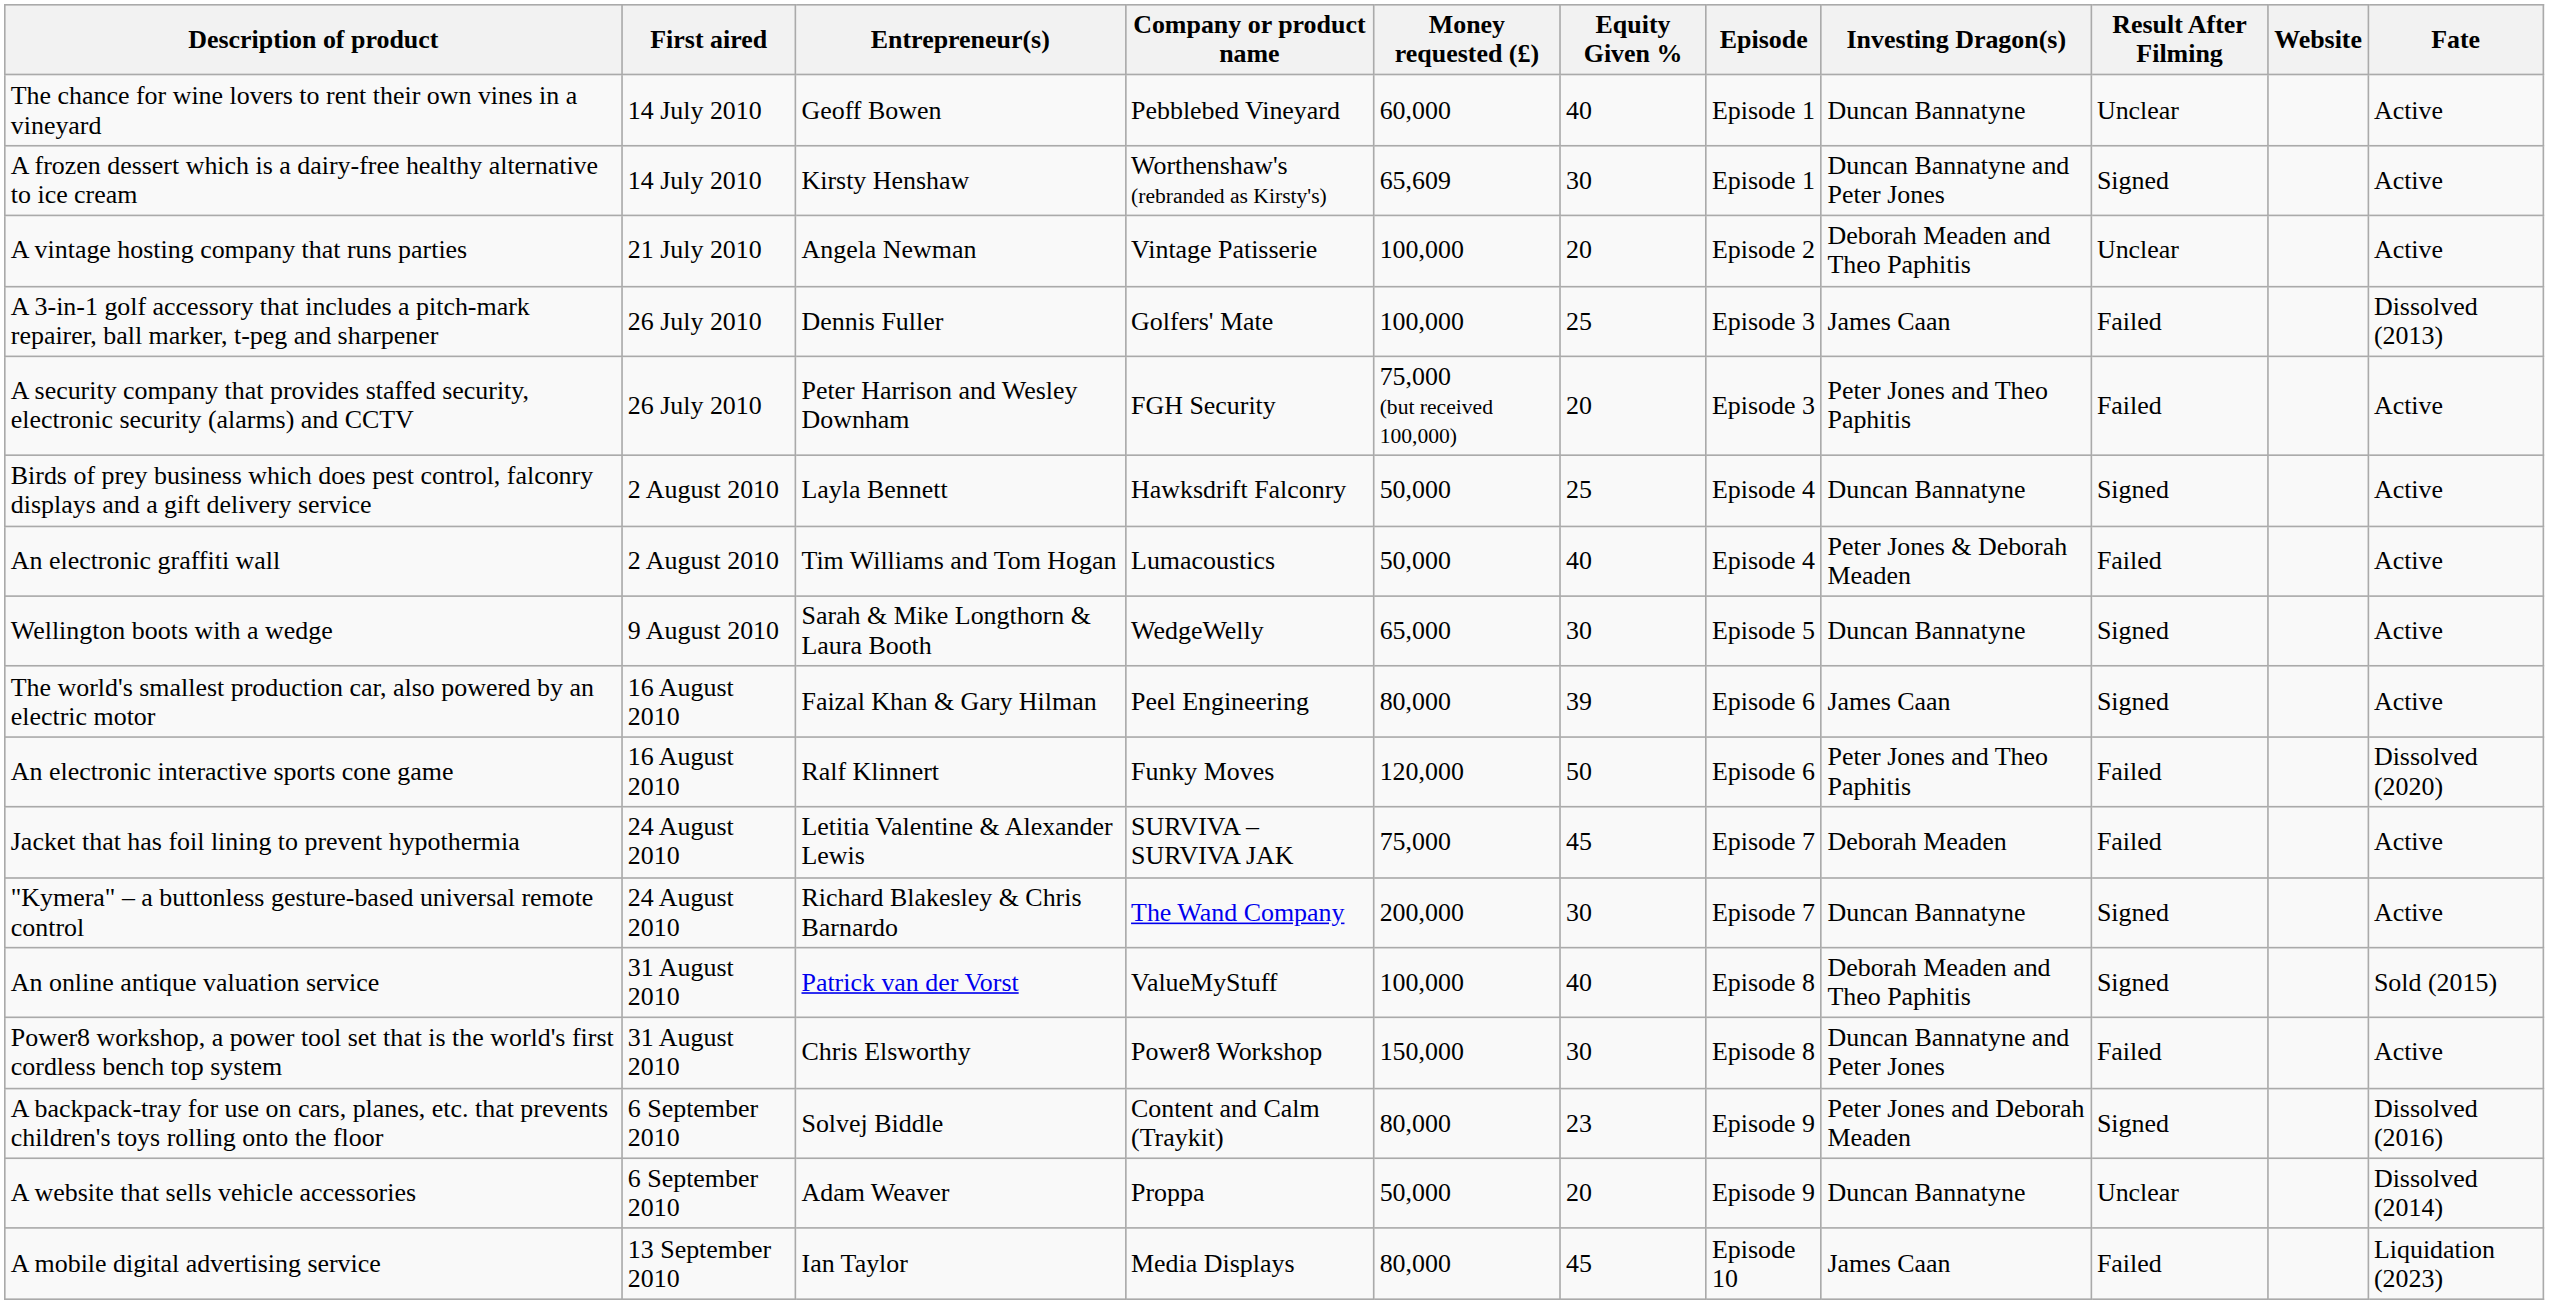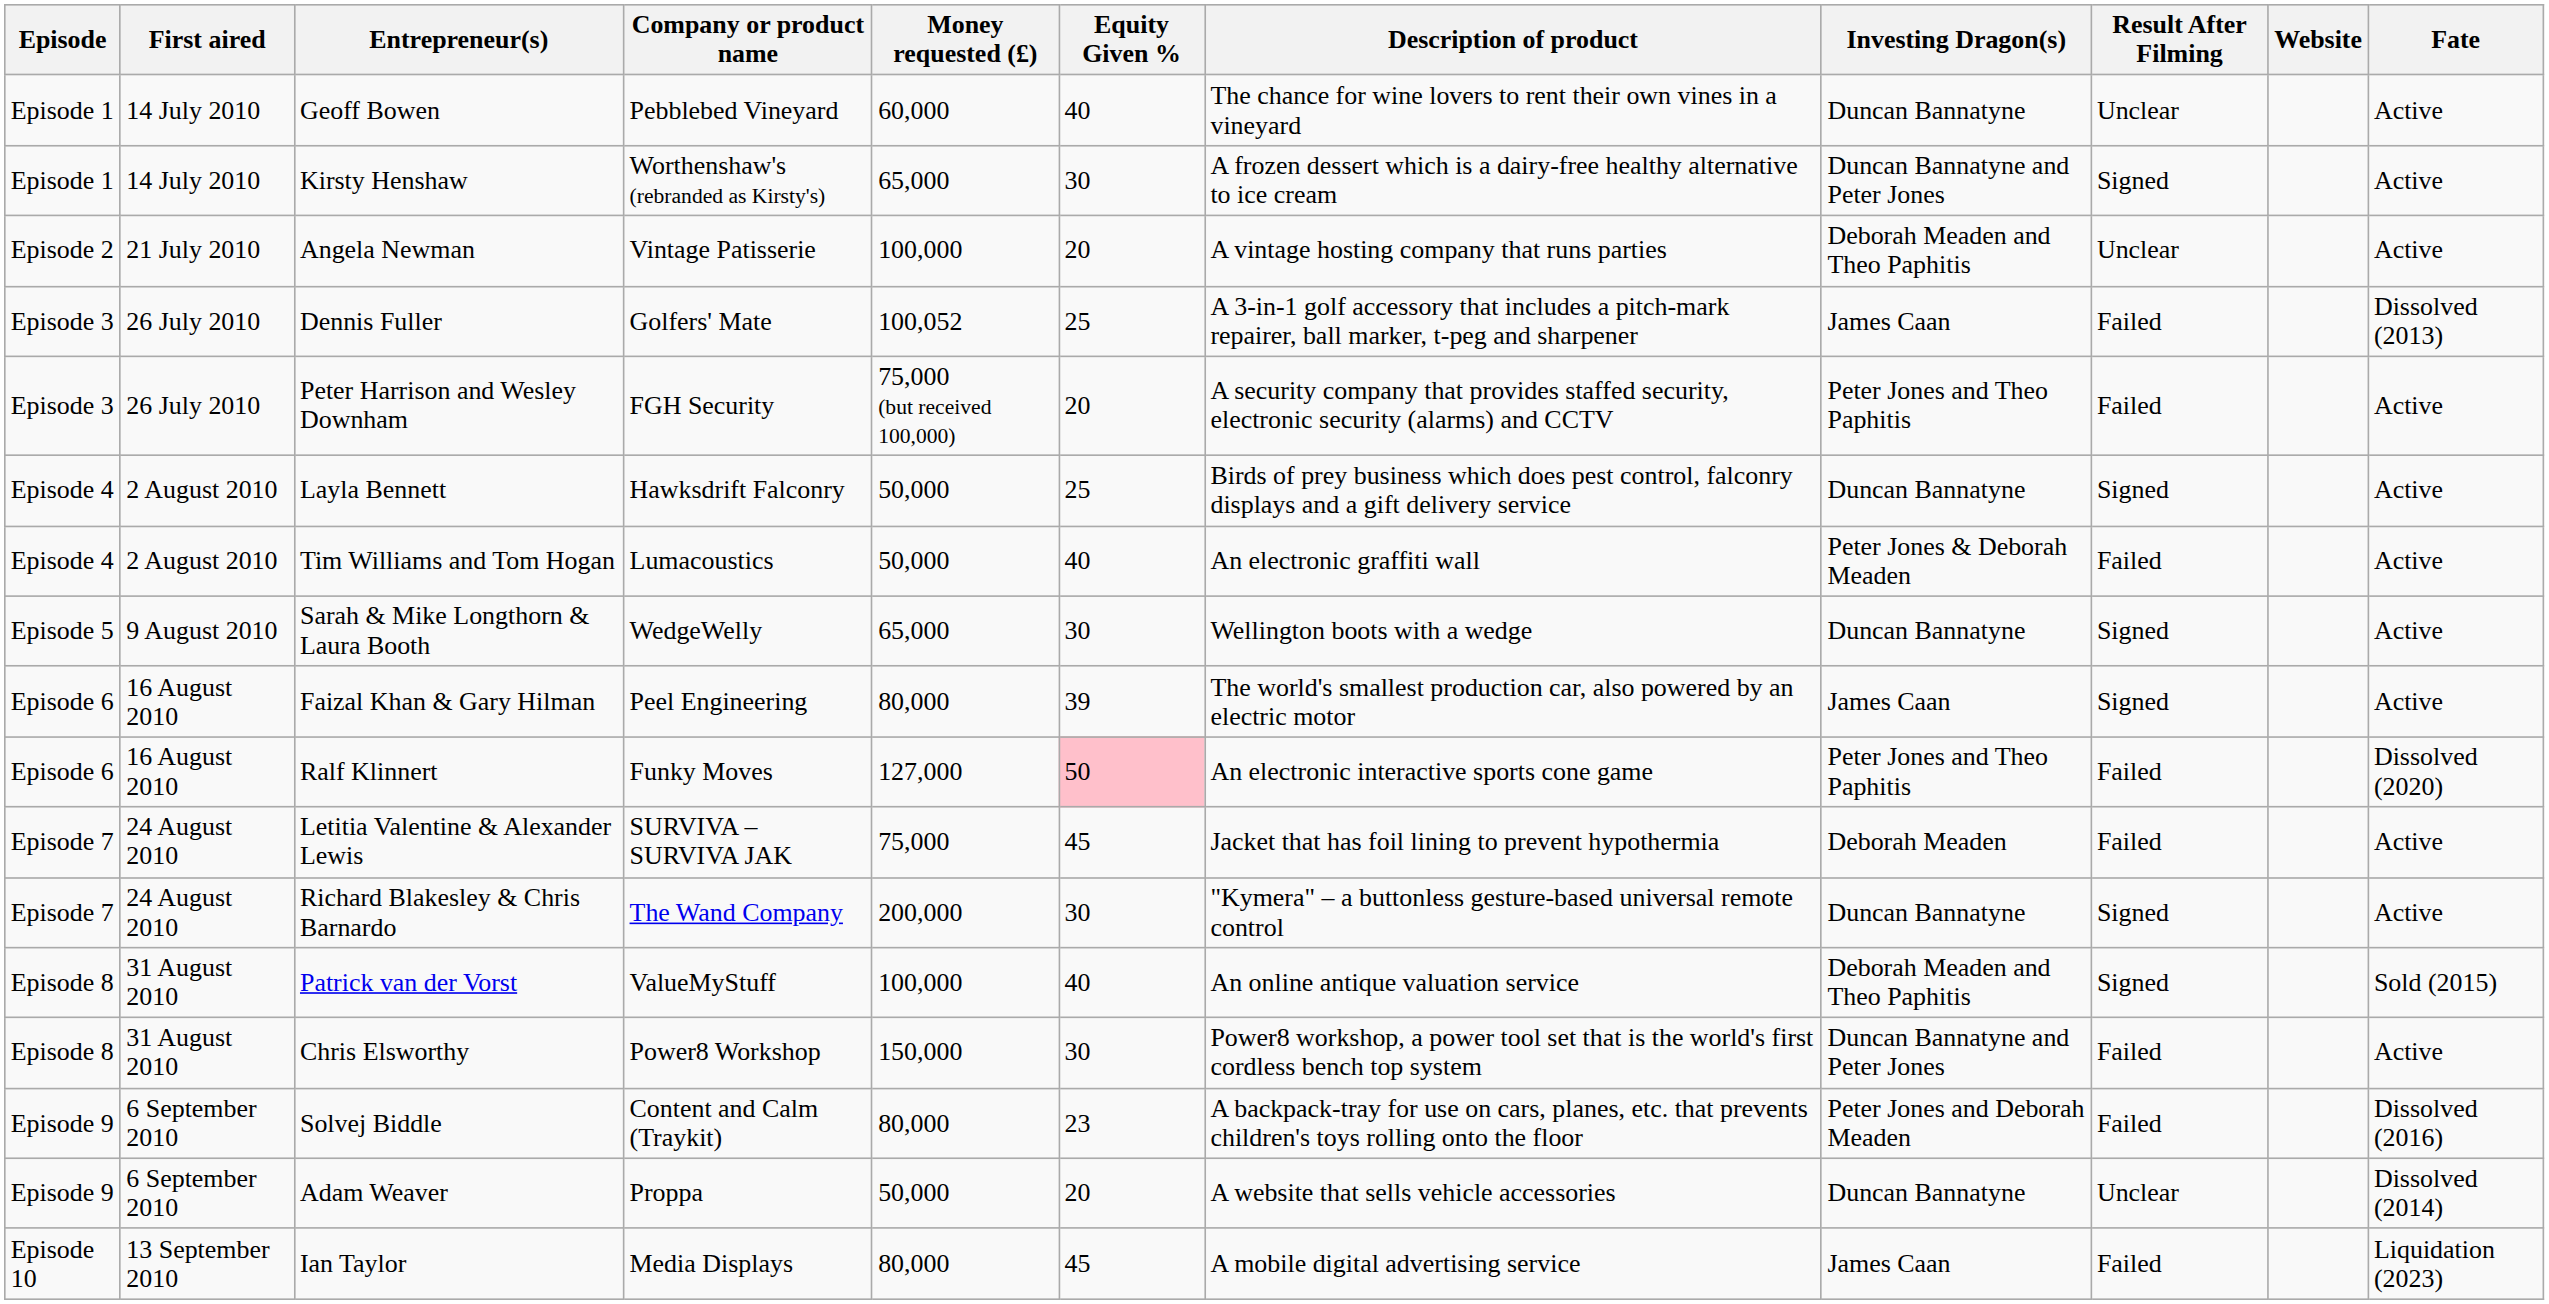columns swapped: (1764, 39) <-> (313, 39)
(1415, 180) 65,609 -> (914, 180) 65,000
(1422, 320) 100,000 -> (920, 320) 100,052
(1422, 771) 120,000 -> (920, 771) 127,000
(1579, 771) no background -> (1078, 771) pink background
(2133, 1122) Signed -> (2129, 1122) Failed
